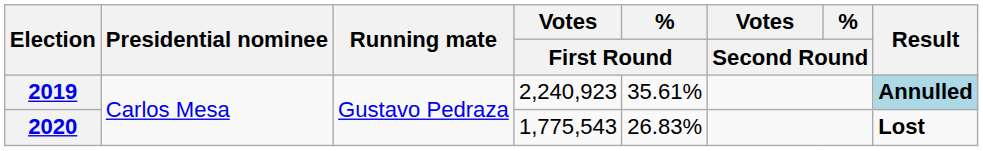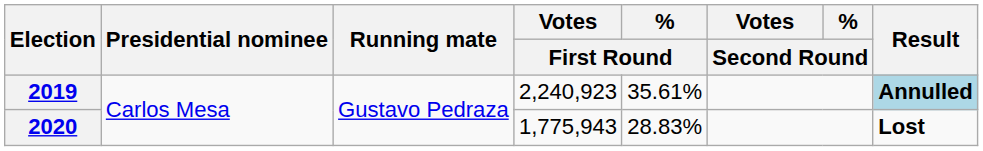(568, 127) 1,775,543 -> (568, 127) 1,775,943
(665, 127) 26.83% -> (665, 127) 28.83%
